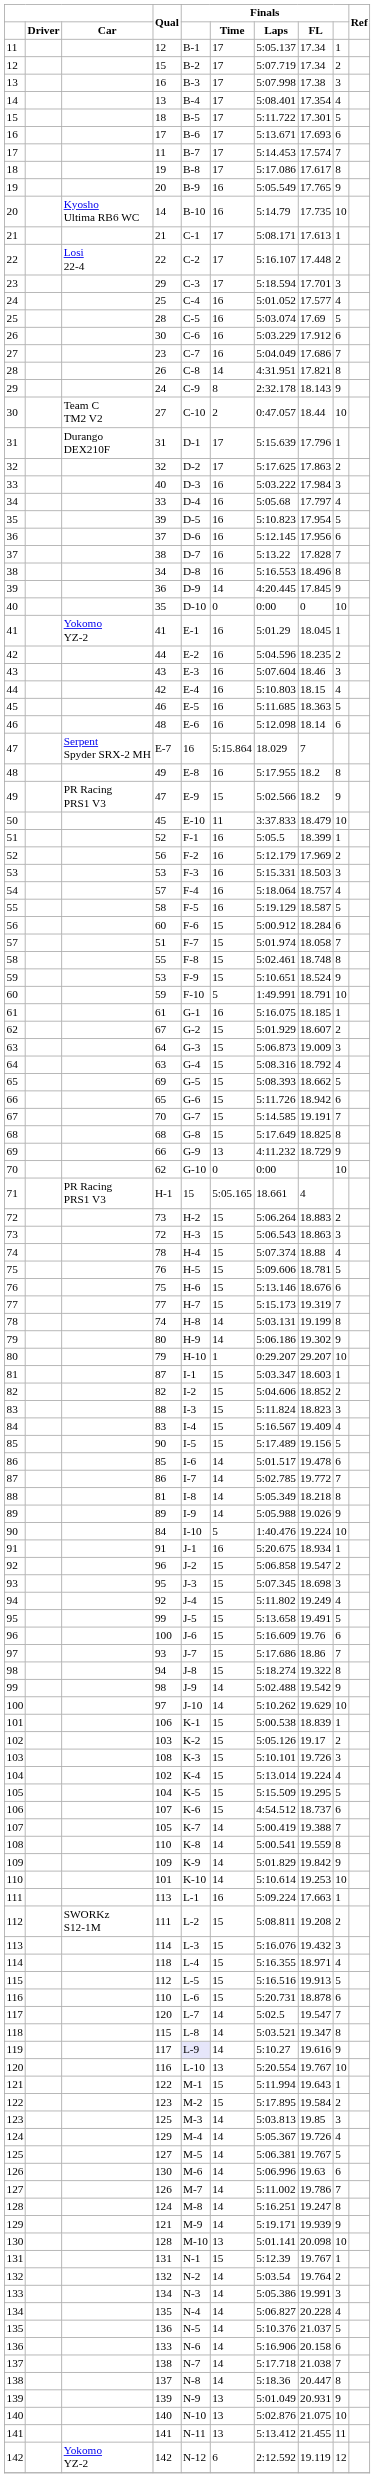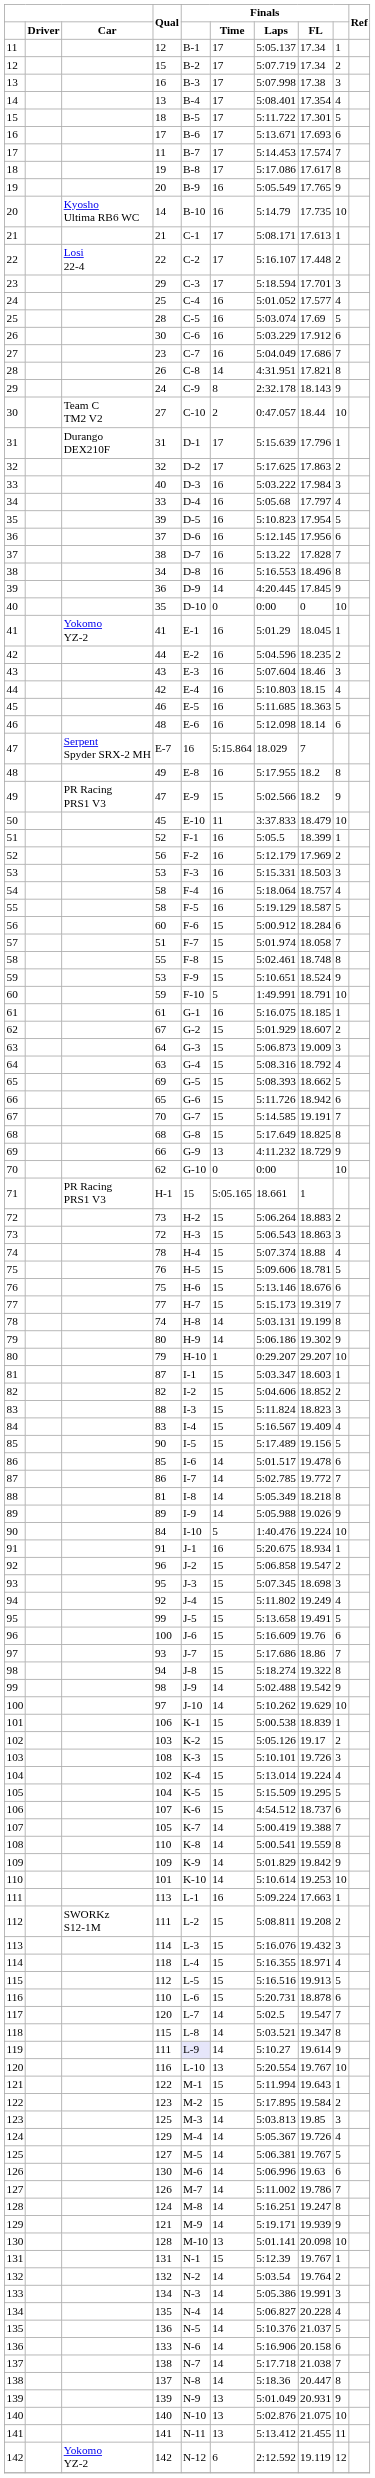(161, 890) 57 -> (161, 890) 58
(303, 1193) 4 -> (303, 1193) 1
(163, 2050) 117 -> (163, 2050) 111
(316, 2050) 19.616 -> (316, 2050) 19.614
